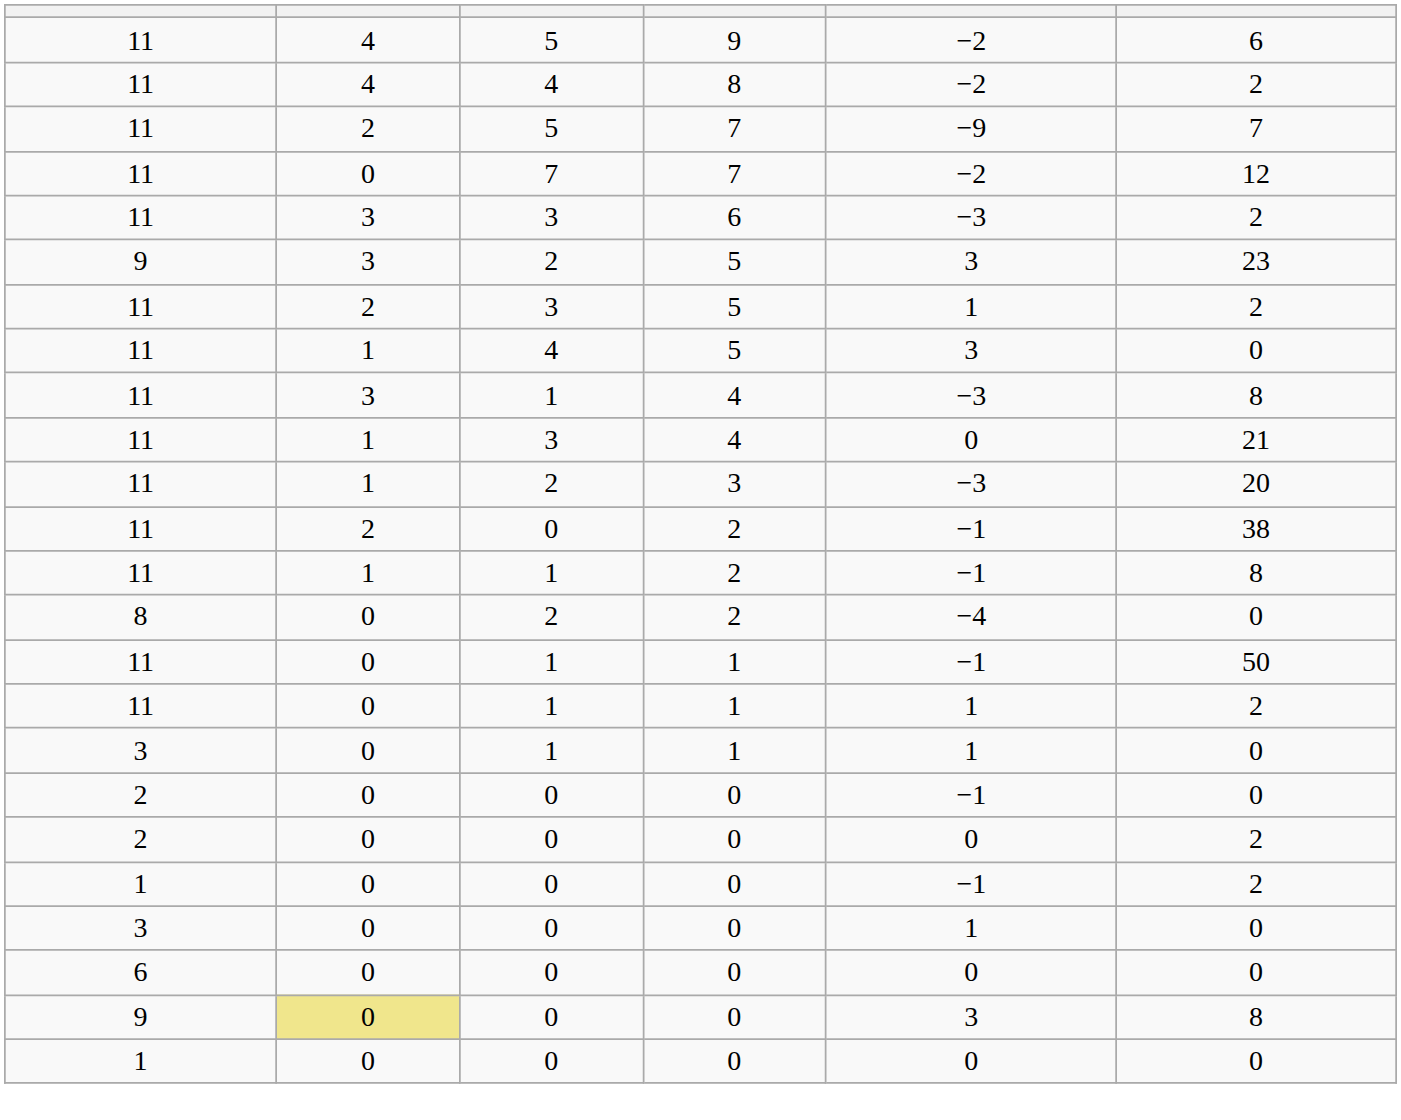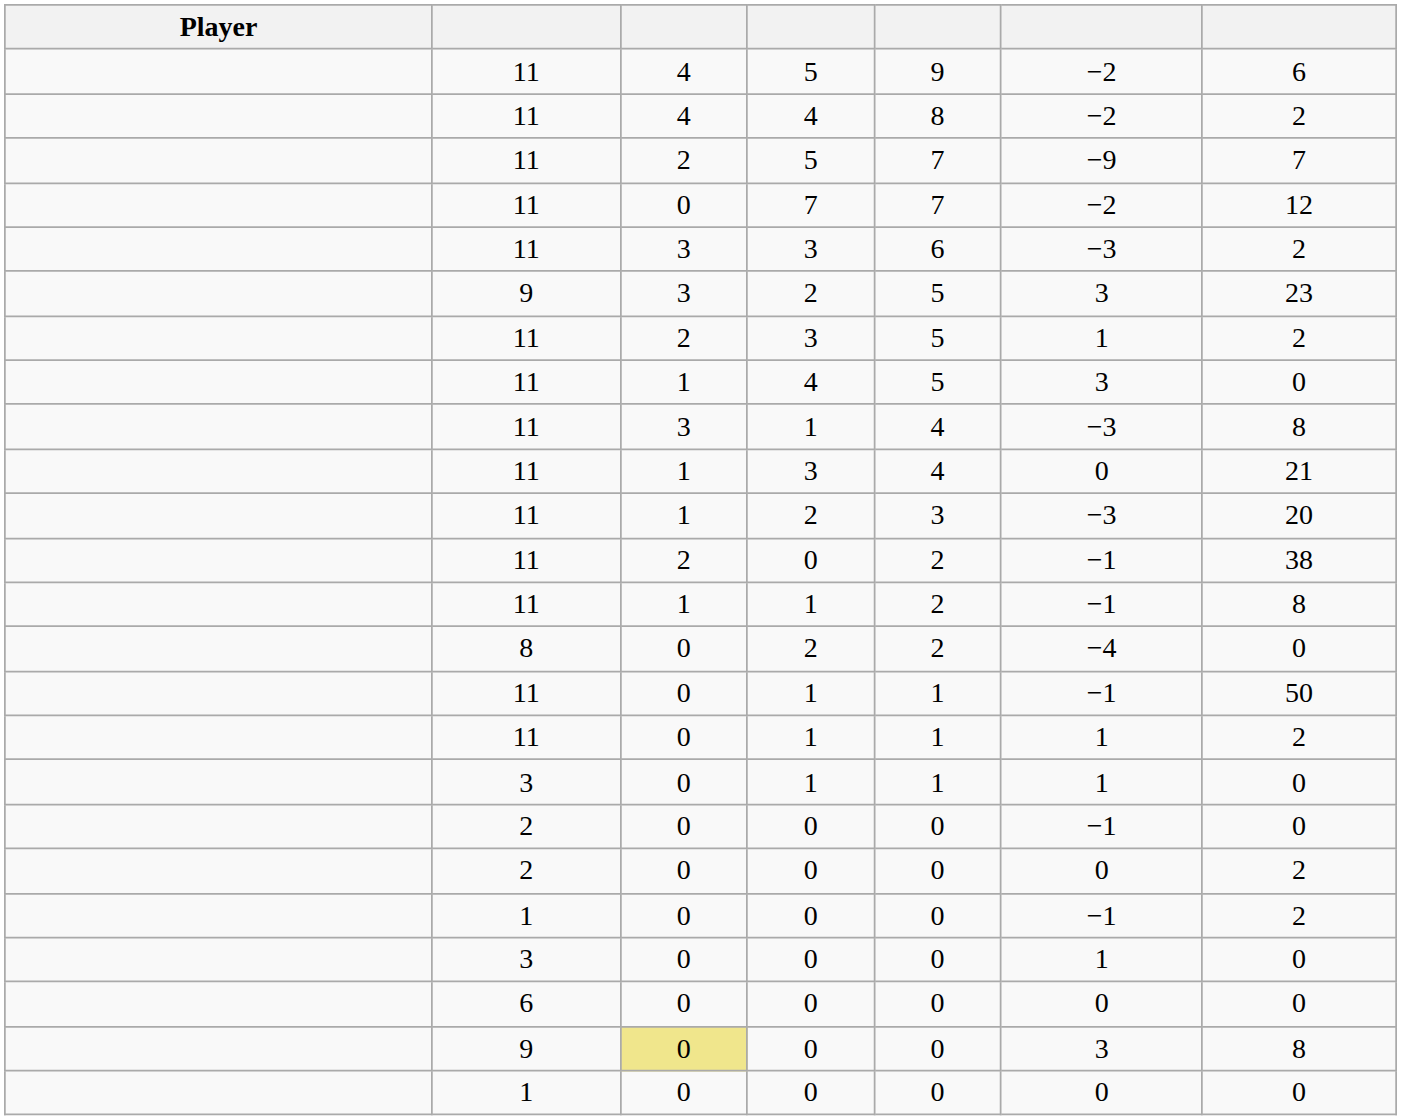+ column: (219, 26)
